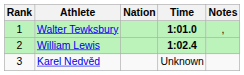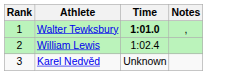- column: (139, 12)
(182, 45) bold -> (145, 45) normal
